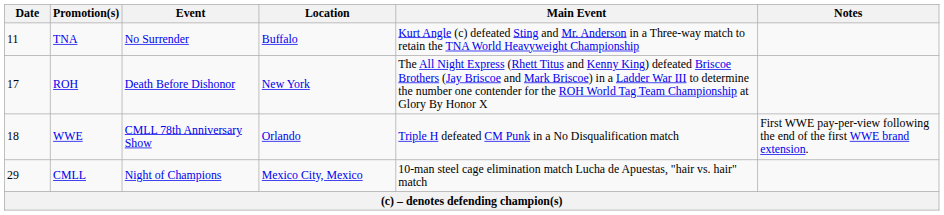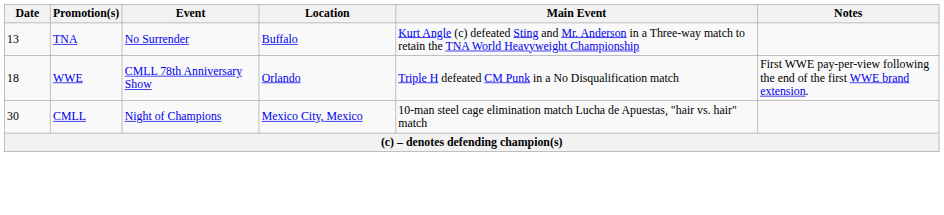(13, 39) 11 -> (13, 39) 13
- row: (66, 84)
(13, 175) 29 -> (13, 116) 30
